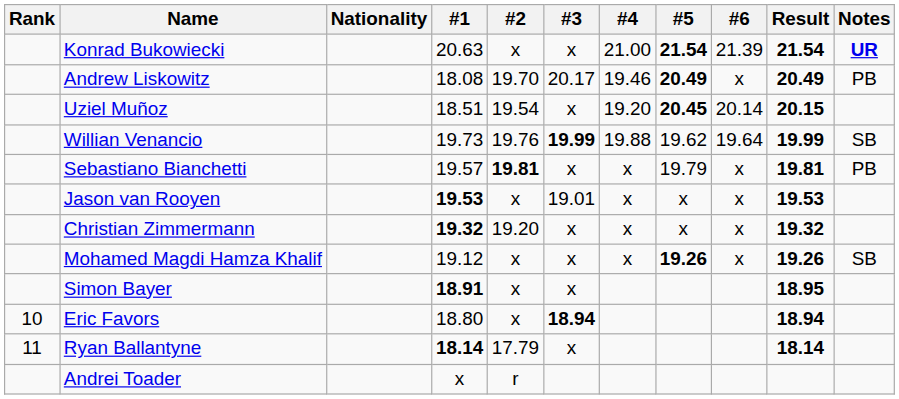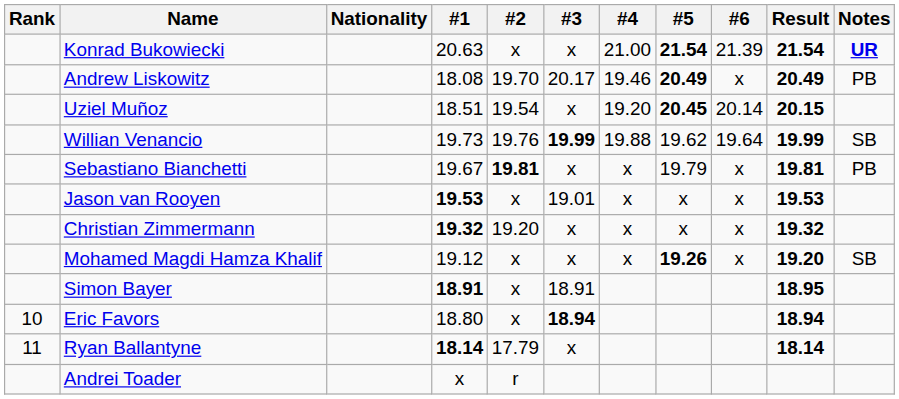(460, 169) 19.57 -> (460, 169) 19.67
(800, 259) 19.26 -> (800, 259) 19.20
(571, 288) x -> (571, 288) 18.91
